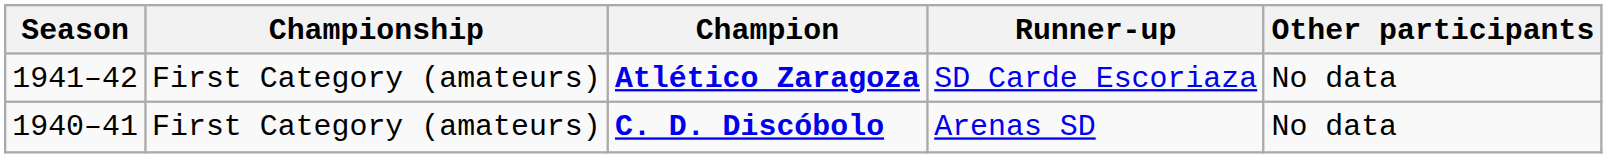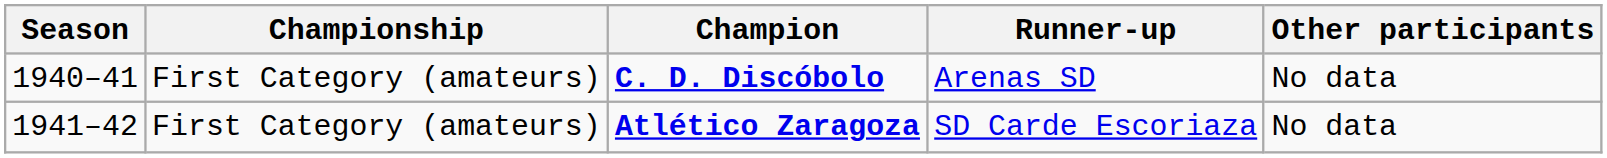rows swapped: (750, 127) <-> (767, 78)
